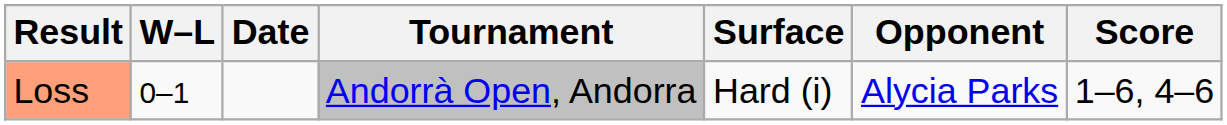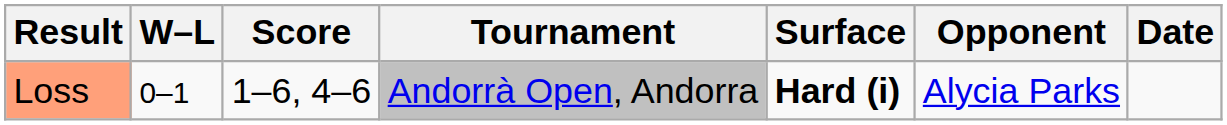columns swapped: (270, 32) <-> (1144, 32)
(773, 89) normal -> (838, 89) bold
